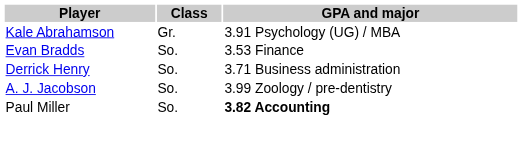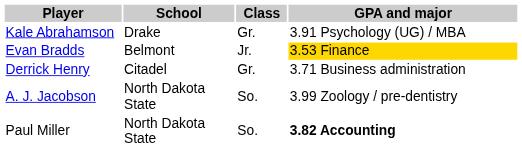+ column: (179, 13)
(168, 51) So. -> (245, 51) Jr.
(264, 51) no background -> (330, 51) gold background
(168, 70) So. -> (247, 70) Gr.
